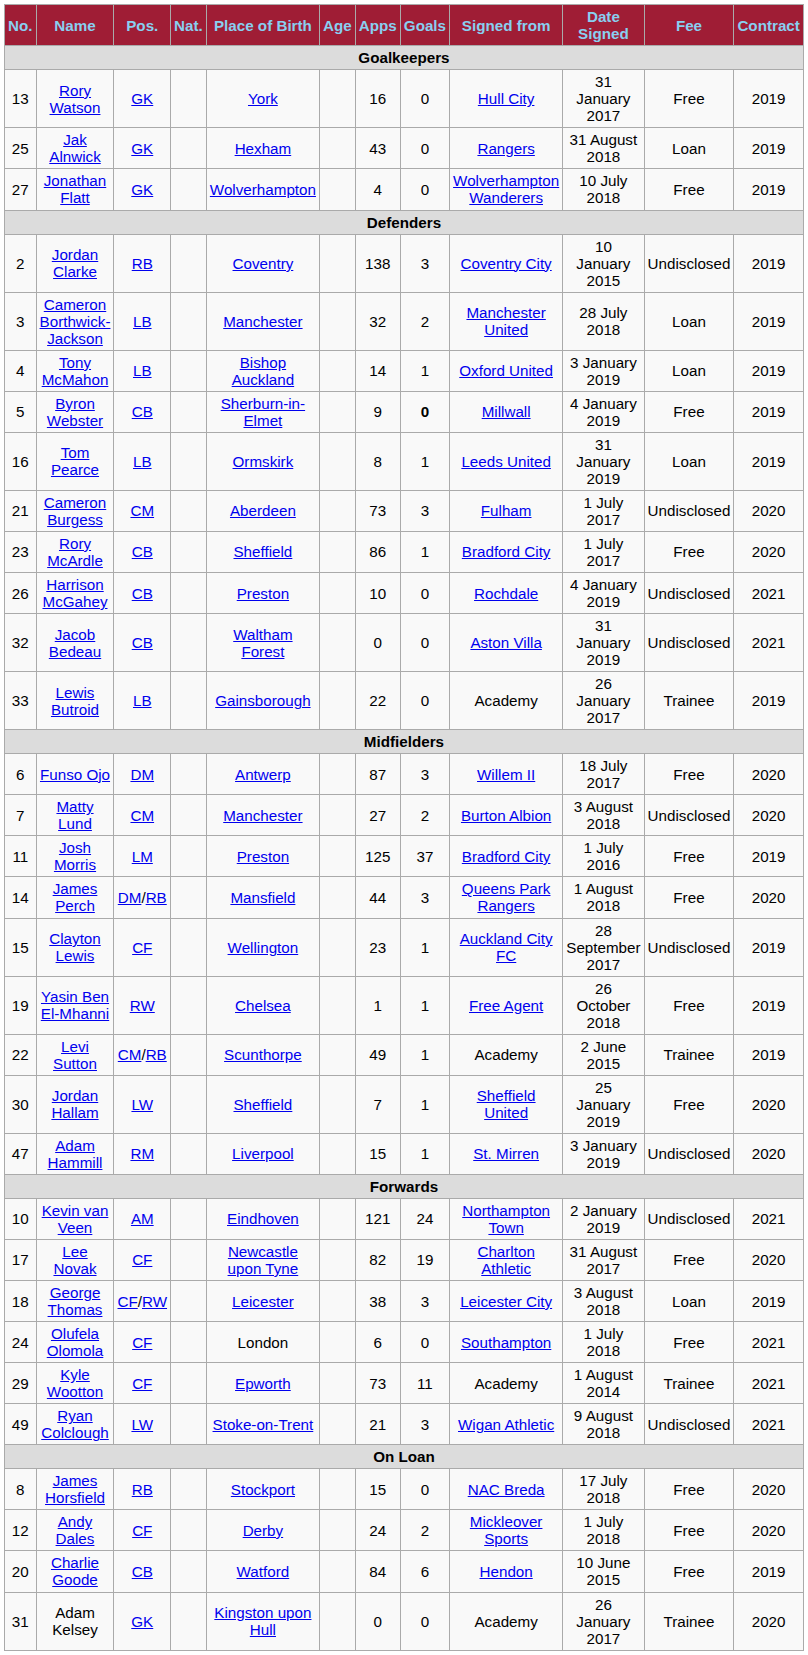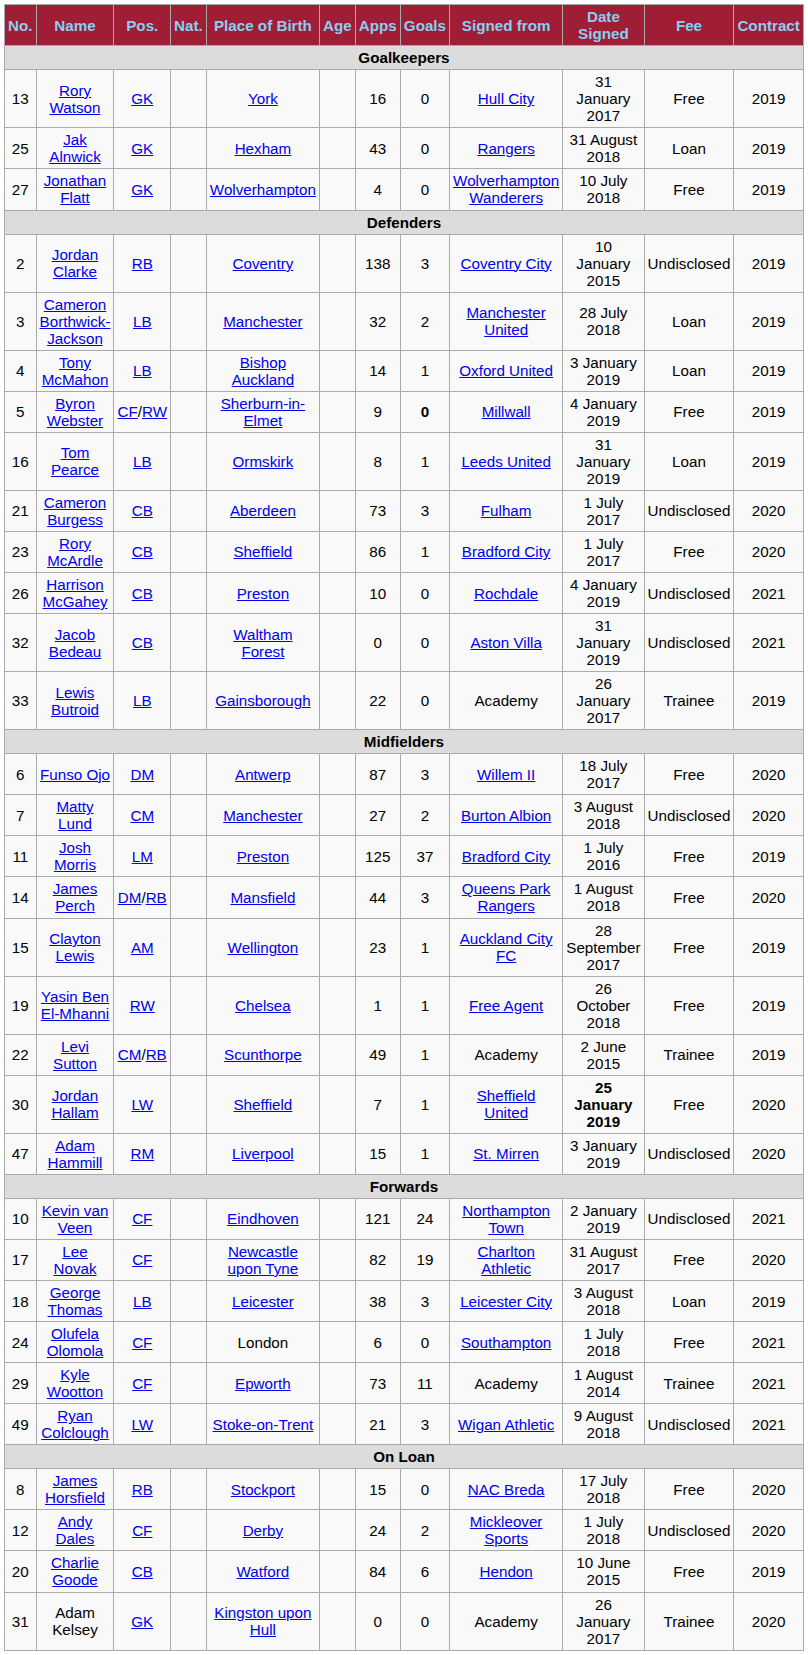(142, 412) CB -> (142, 412) CF/RW
(142, 511) CM -> (142, 511) CB
(142, 947) CF -> (142, 947) AM
(689, 947) Undisclosed -> (689, 947) Free
(603, 1104) normal -> (603, 1104) bold
(142, 1219) AM -> (142, 1219) CF
(142, 1301) CF/RW -> (142, 1301) LB
(689, 1530) Free -> (689, 1530) Undisclosed
